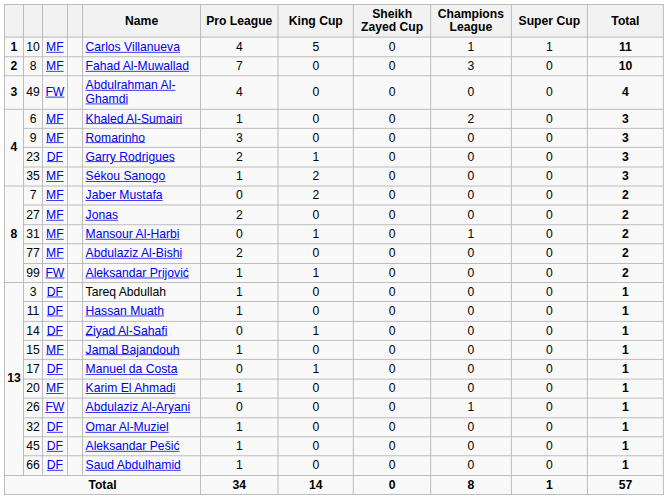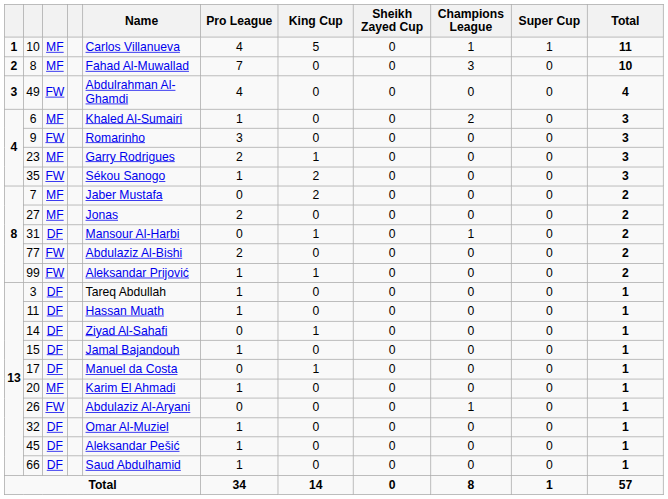(55, 137) MF -> (55, 137) FW
(55, 157) DF -> (55, 157) MF
(55, 176) MF -> (55, 176) FW
(55, 234) MF -> (55, 234) DF
(55, 253) MF -> (55, 253) FW
(55, 350) MF -> (55, 350) DF
